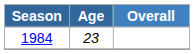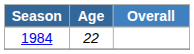(91, 38) 23 -> (91, 38) 22
